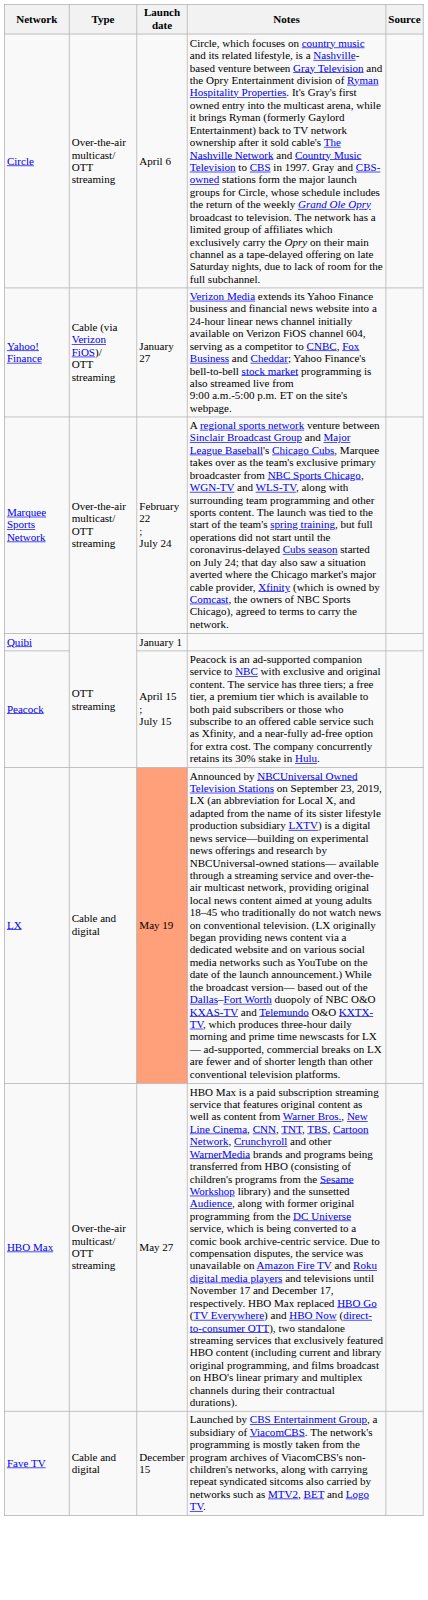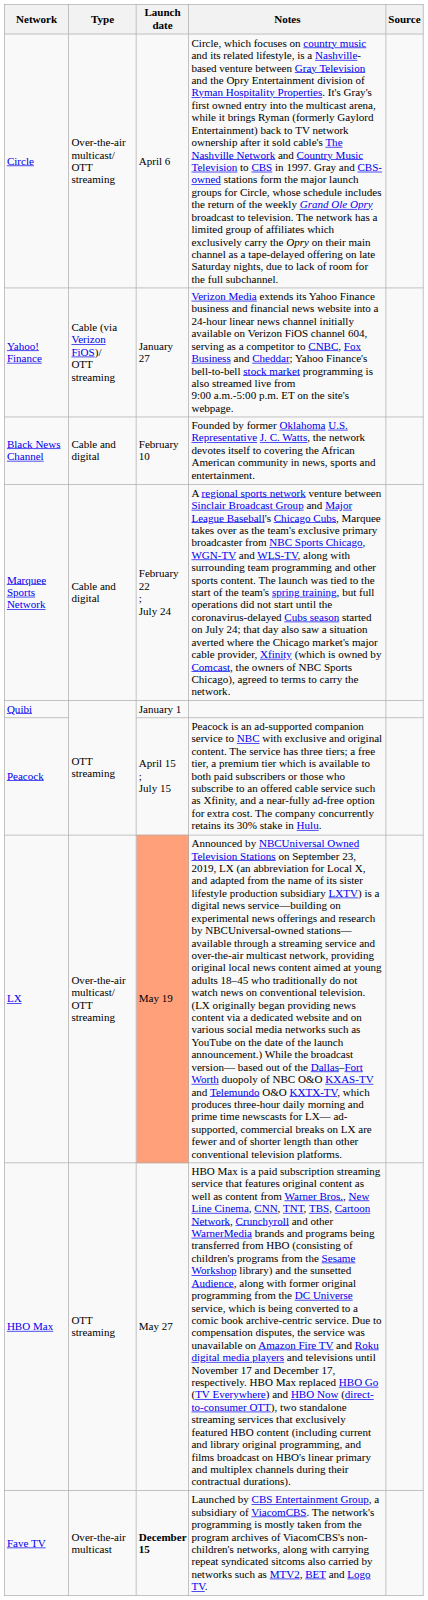+ row: (34, 450)
(99, 525) Over-the-air multicast/ OTT streaming -> (94, 592) Cable and digital
(94, 925) Cable and digital -> (99, 999) Over-the-air multicast/ OTT streaming
(99, 1247) Over-the-air multicast/ OTT streaming -> (93, 1327) OTT streaming
(94, 1463) Cable and digital -> (99, 1543) Over-the-air multicast
(162, 1463) normal -> (163, 1543) bold
